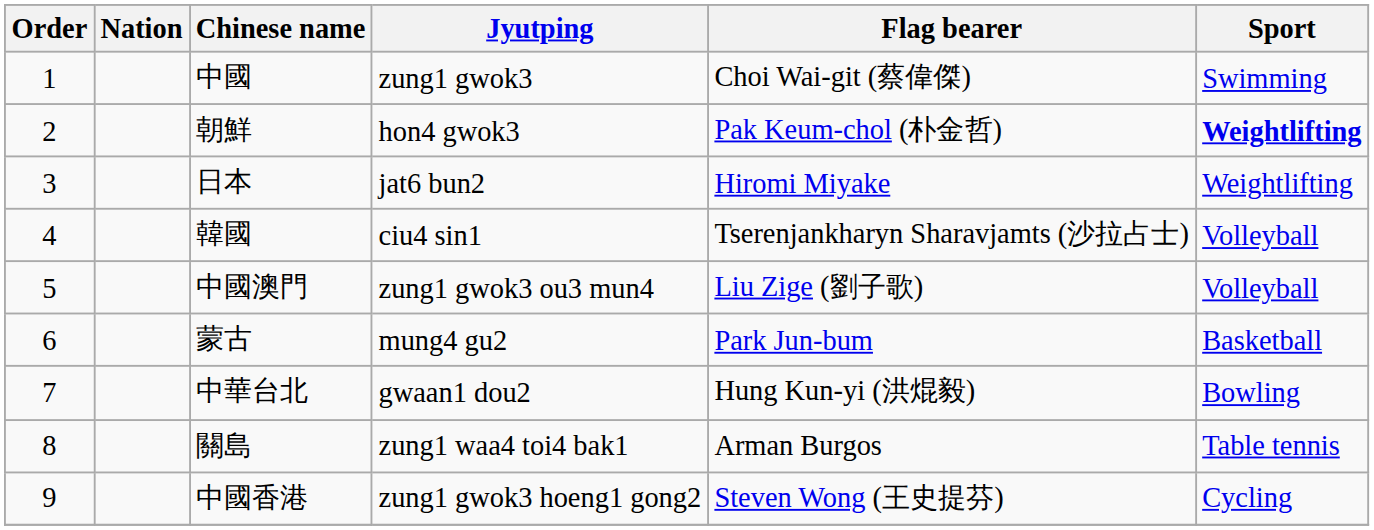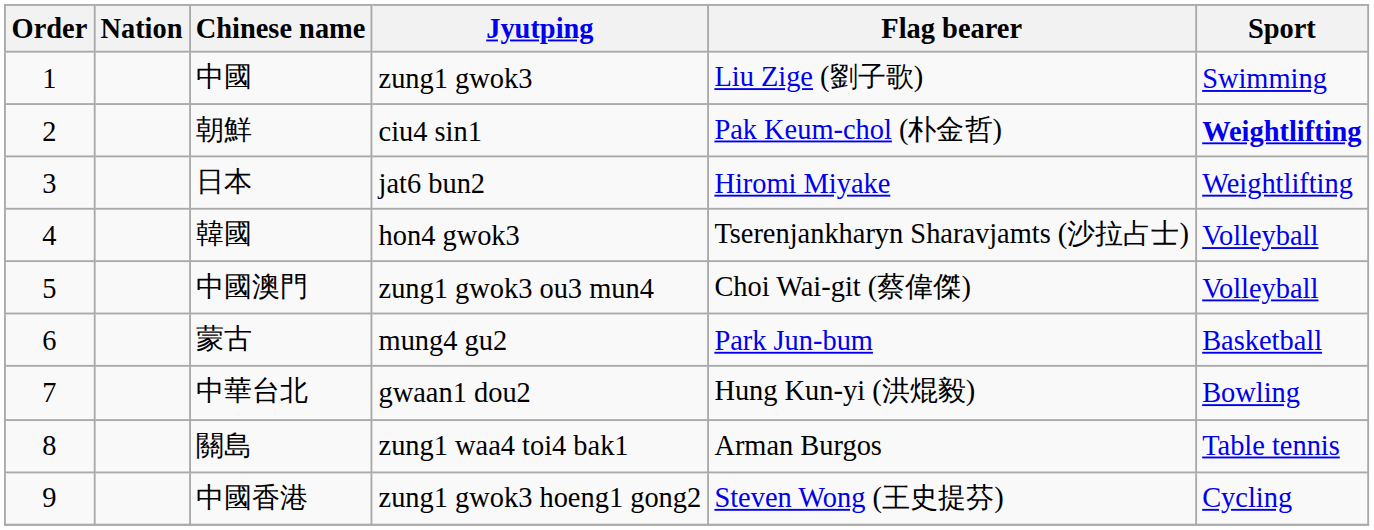(843, 76) Choi Wai-git (蔡偉傑) -> (819, 76) Liu Zige (劉子歌)
(449, 130) hon4 gwok3 -> (430, 130) ciu4 sin1
(430, 235) ciu4 sin1 -> (449, 235) hon4 gwok3
(819, 286) Liu Zige (劉子歌) -> (843, 286) Choi Wai-git (蔡偉傑)
